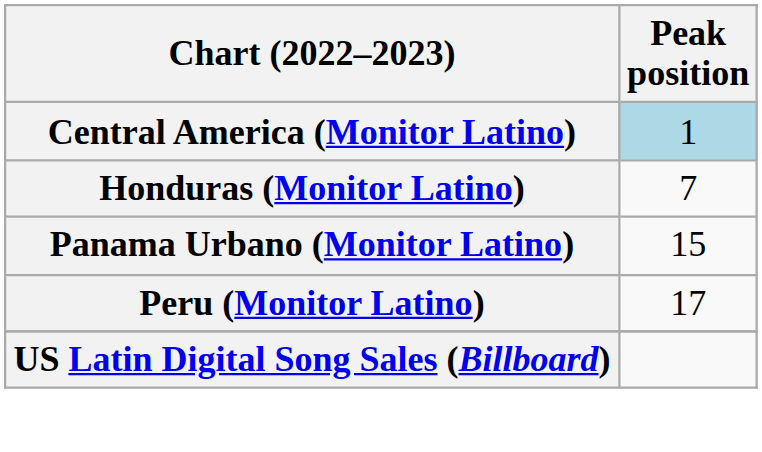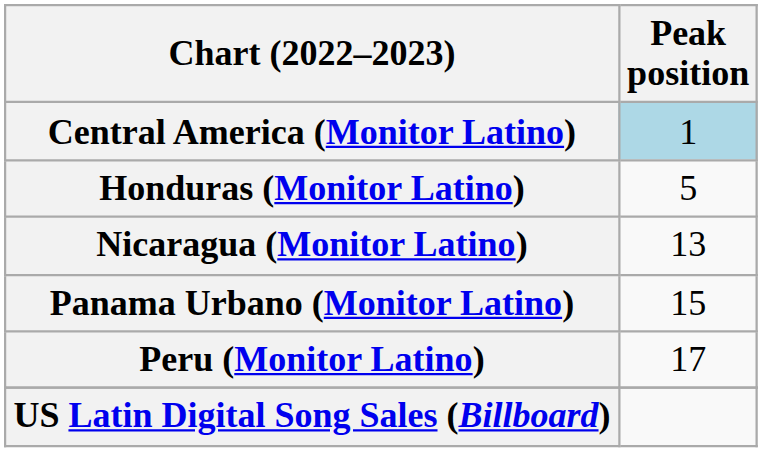(688, 187) 7 -> (688, 187) 5
+ row: (312, 244)
